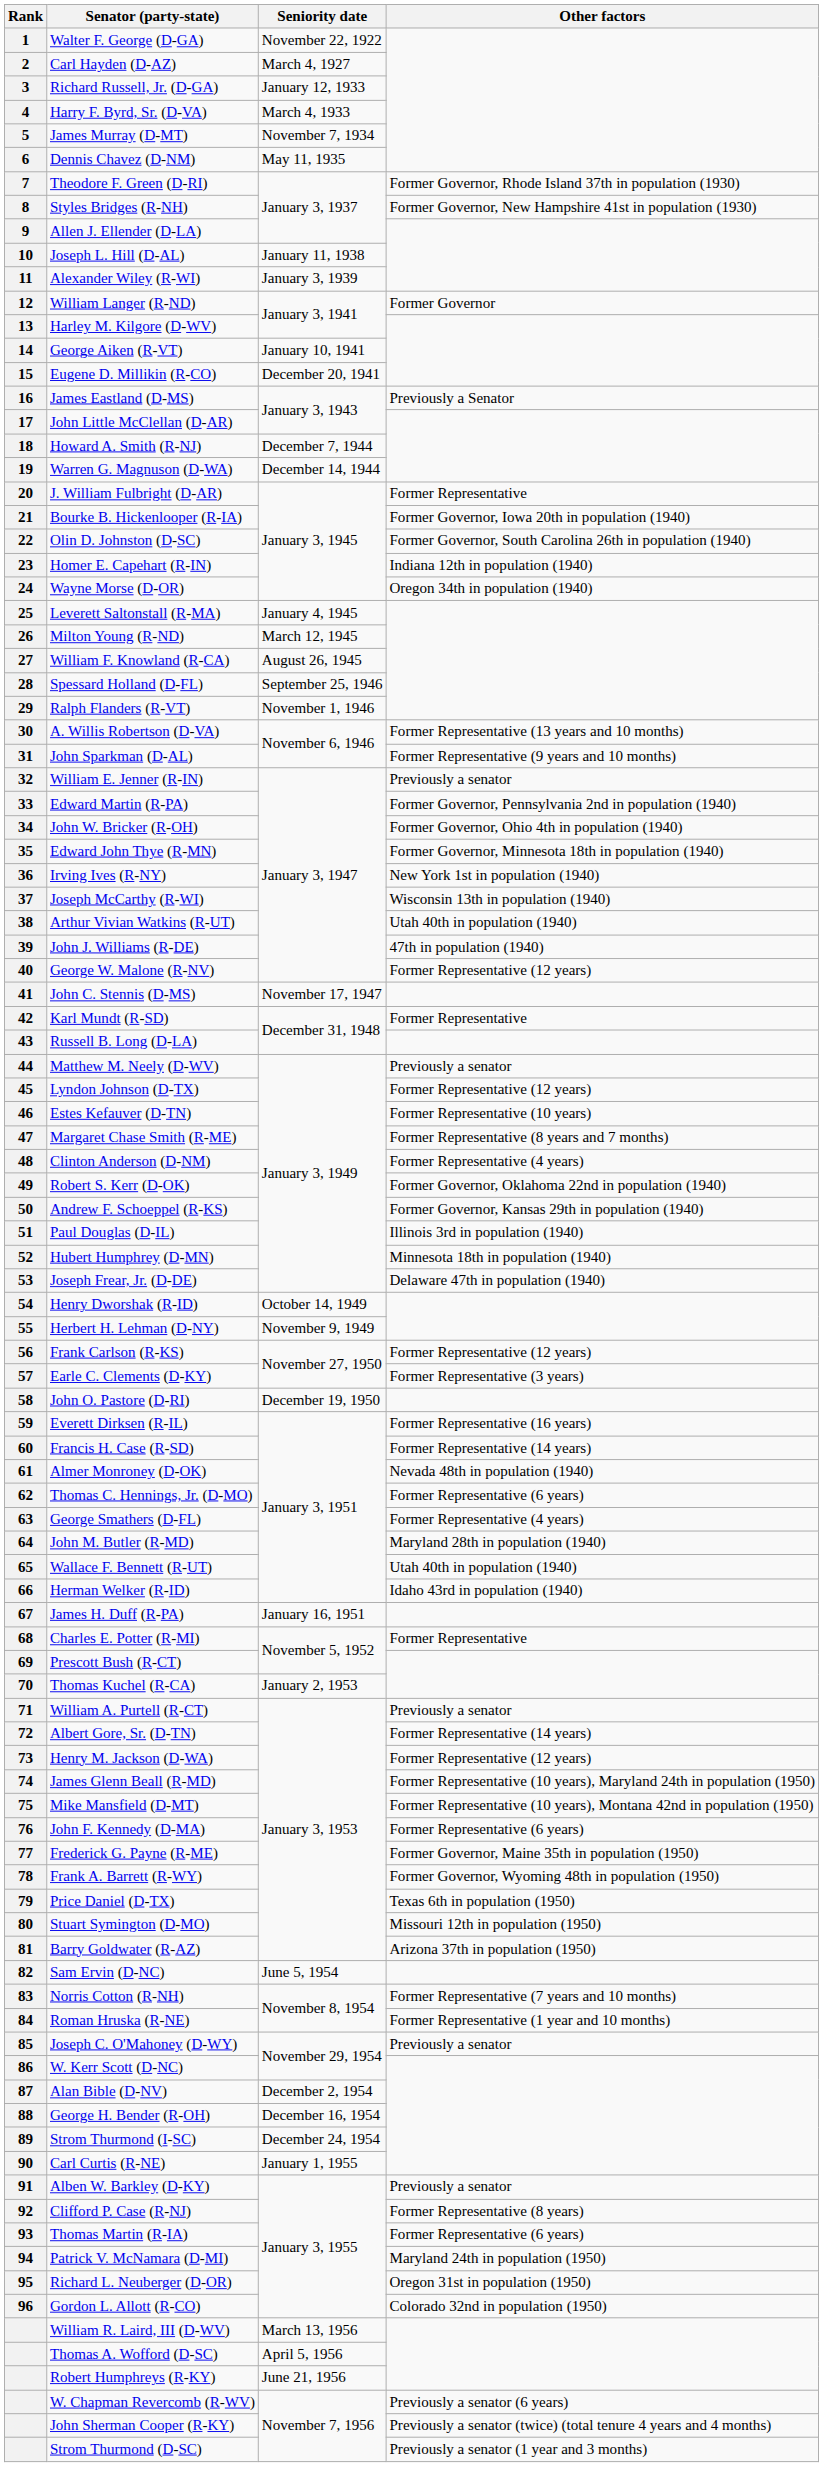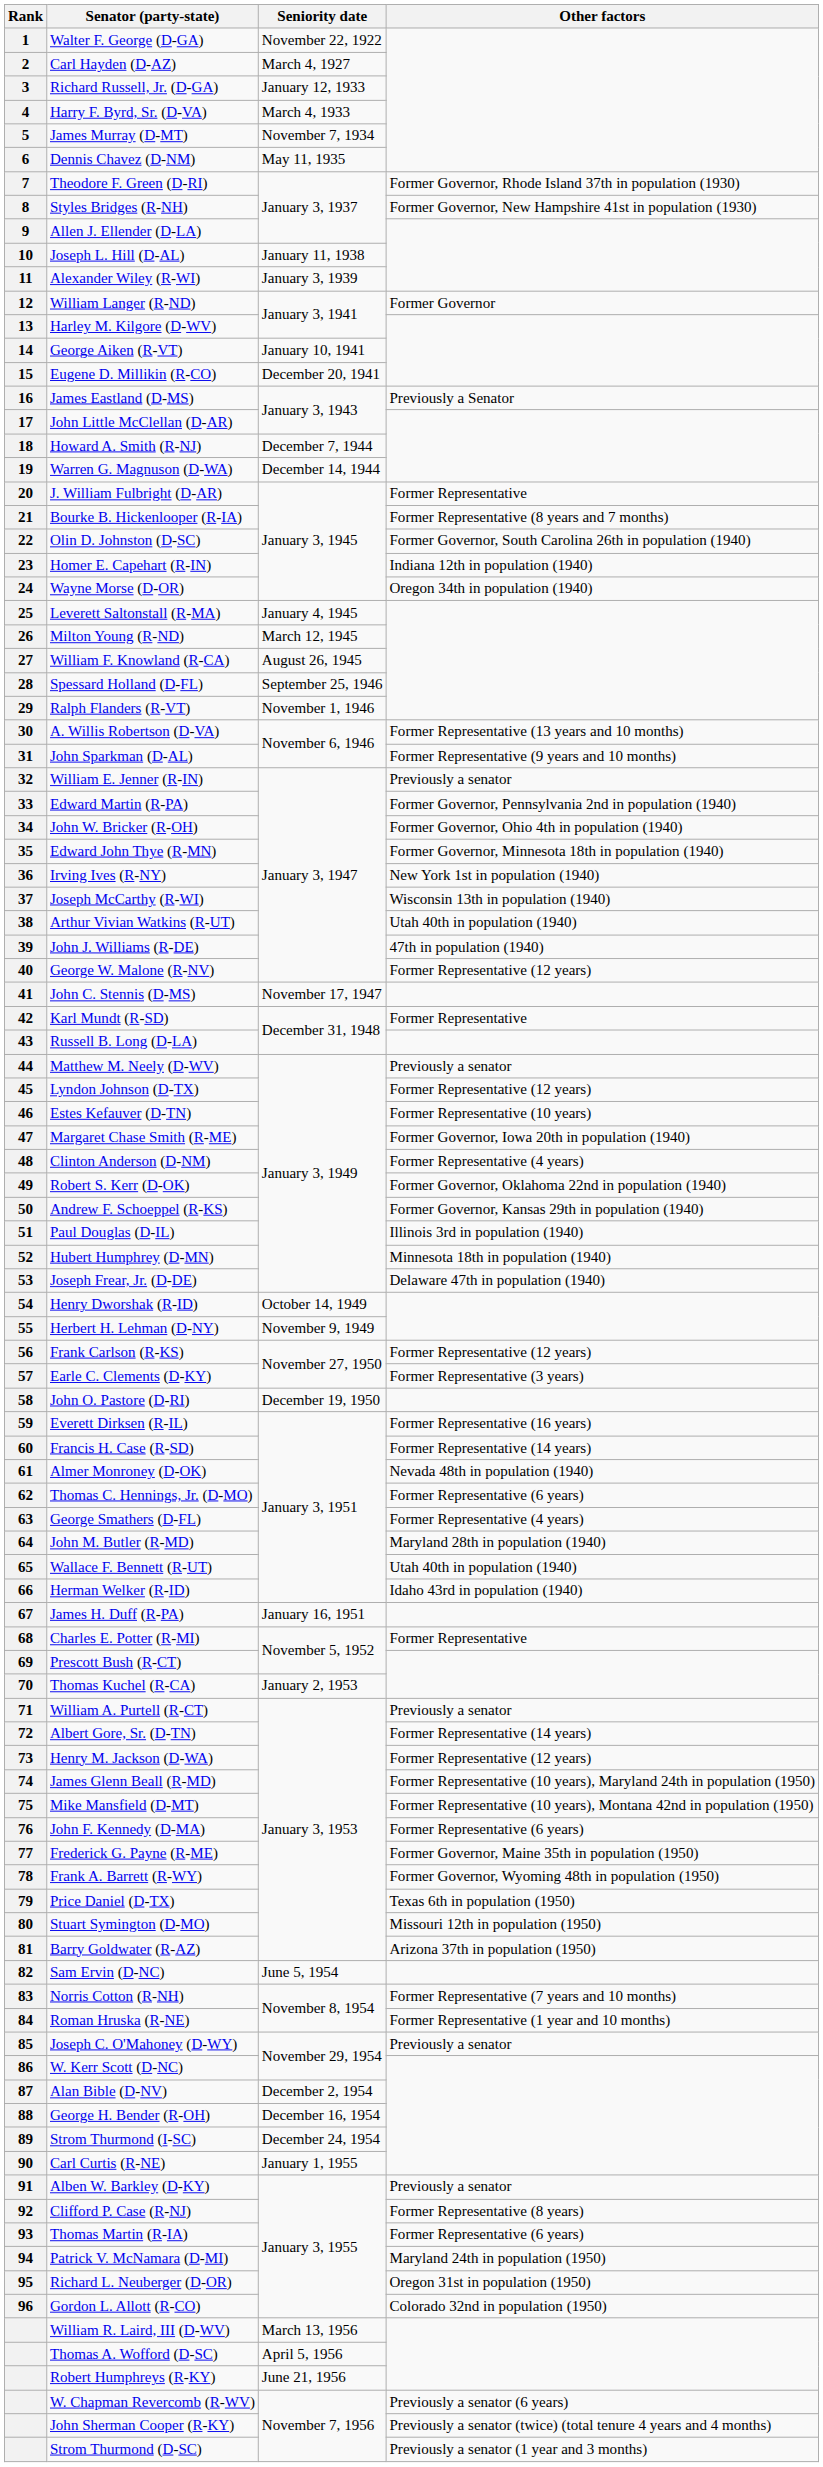(540, 517) Former Governor, Iowa 20th in population (1940) -> (529, 517) Former Representative (8 years and 7 months)
(529, 1137) Former Representative (8 years and 7 months) -> (540, 1137) Former Governor, Iowa 20th in population (1940)
